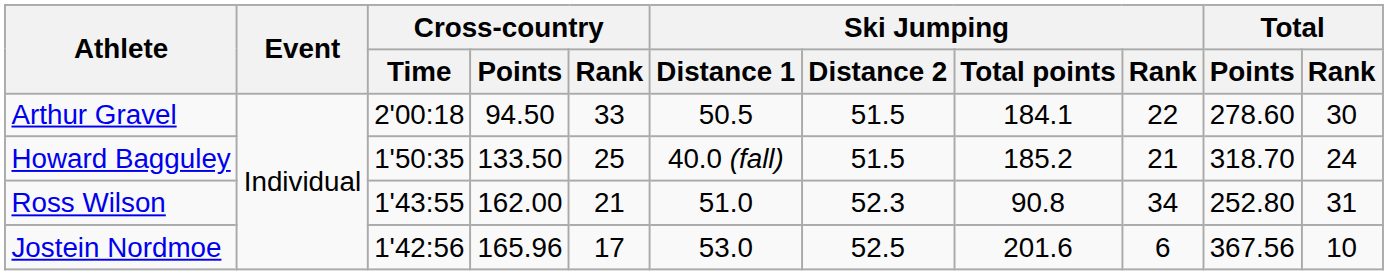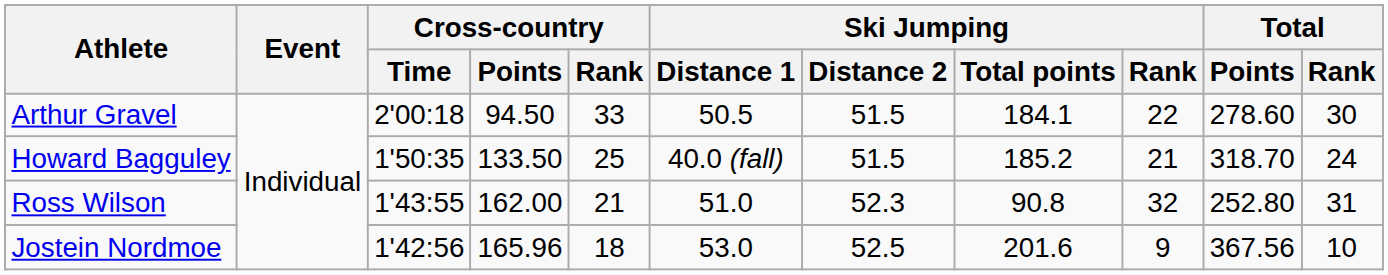(1163, 203) 34 -> (1163, 203) 32
(609, 247) 17 -> (609, 247) 18
(1163, 247) 6 -> (1163, 247) 9
